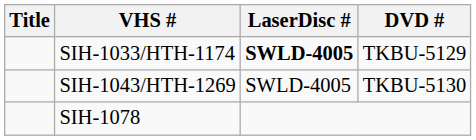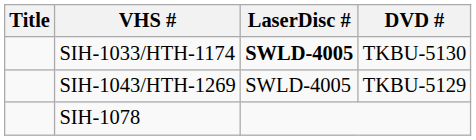(414, 53) TKBU-5129 -> (414, 53) TKBU-5130
(414, 85) TKBU-5130 -> (414, 85) TKBU-5129
